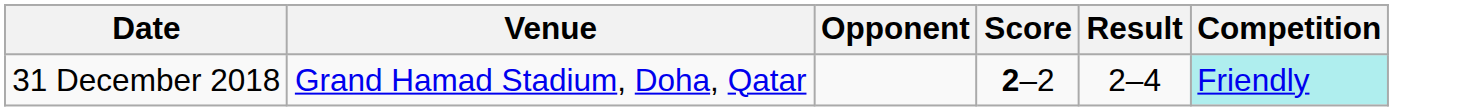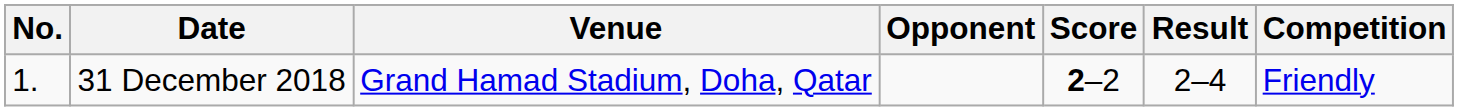+ column: (38, 29)
(1253, 79) paleturquoise background -> (1319, 79) no background
